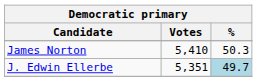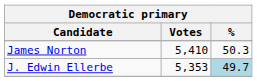(192, 68) 5,351 -> (192, 68) 5,353
